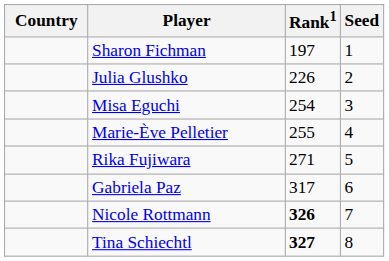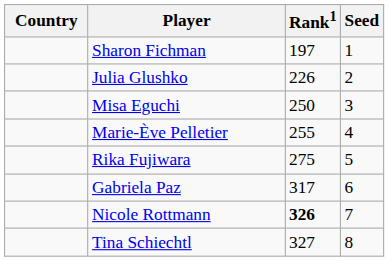(302, 105) 254 -> (302, 105) 250
(302, 159) 271 -> (302, 159) 275
(302, 242) bold -> (302, 242) normal
